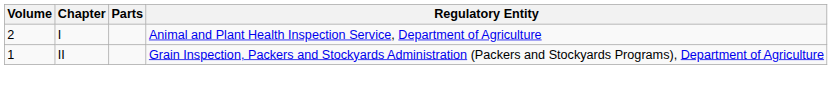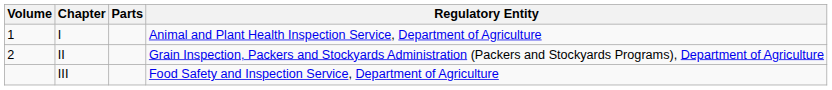(11, 34) 2 -> (11, 34) 1
(11, 54) 1 -> (11, 54) 2
+ row: (63, 74)
